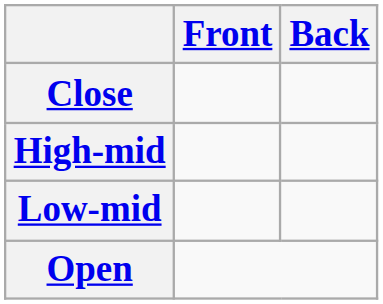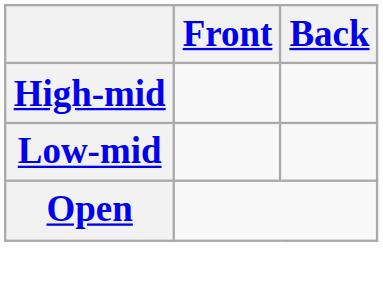- row: (90, 92)
